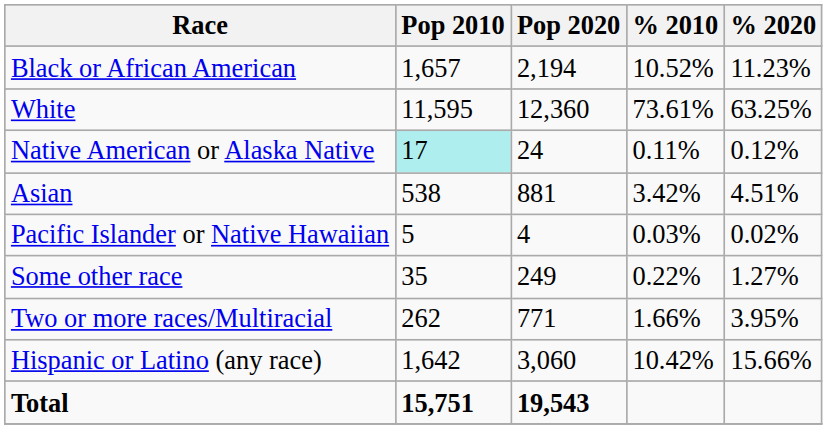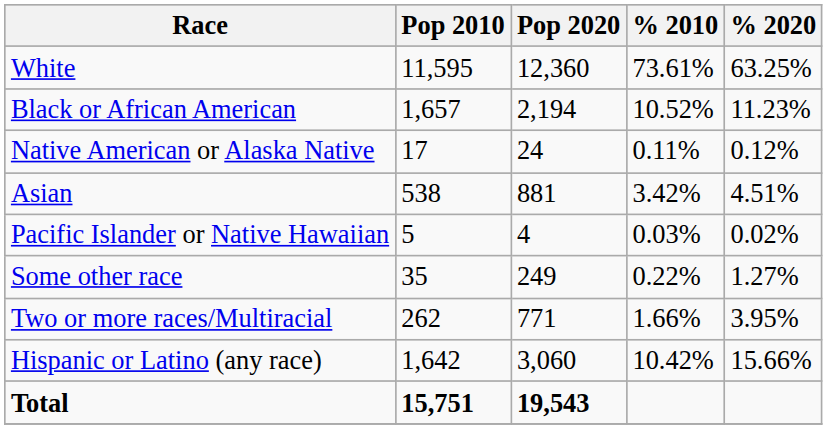rows swapped: (43, 109) <-> (153, 67)
(415, 151) paleturquoise background -> (415, 151) no background
